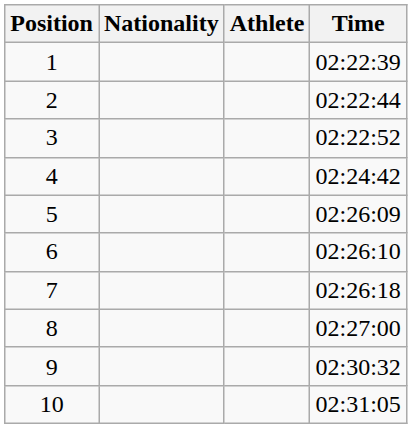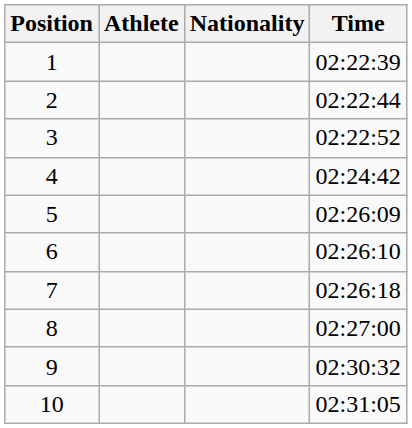columns swapped: (267, 23) <-> (161, 23)
